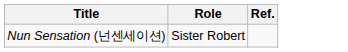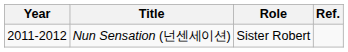+ column: (37, 14)
